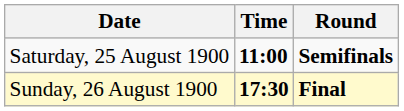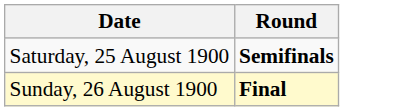- column: (264, 21)
